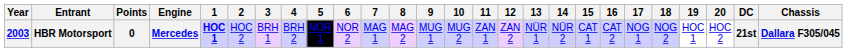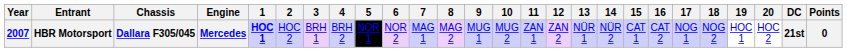columns swapped: (800, 12) <-> (132, 12)
(18, 33) 2003 -> (18, 33) 2007
